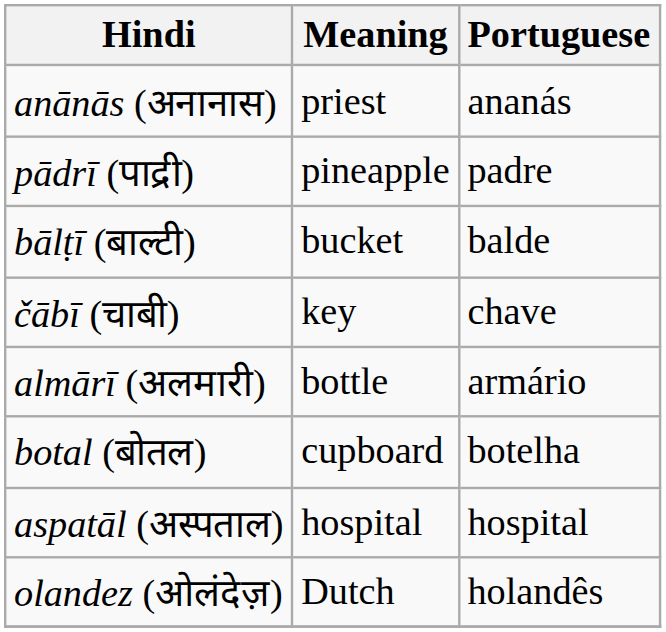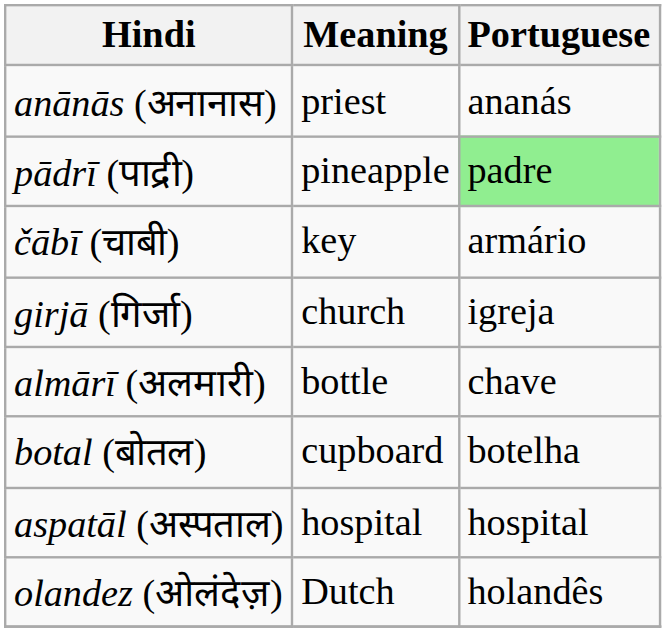(510, 170) no background -> (510, 170) lightgreen background
- row: (105, 243)
(512, 310) chave -> (527, 240) armário
+ row: (103, 313)
(527, 381) armário -> (512, 381) chave
